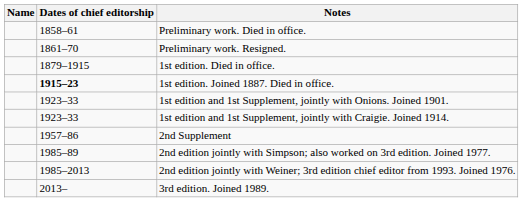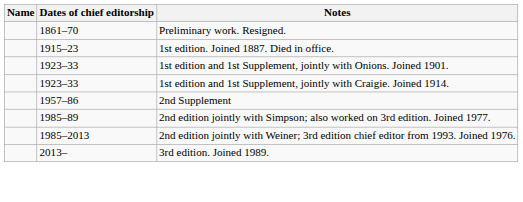- row: (233, 30)
- row: (217, 65)
(59, 83) bold -> (59, 48) normal
